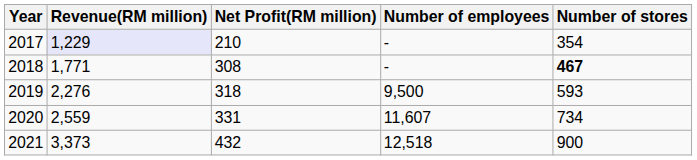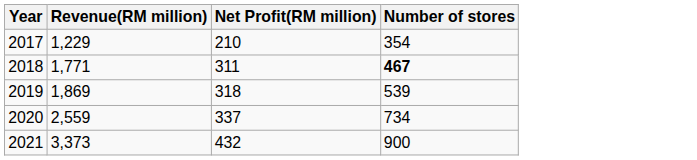- column: (467, 17)
(71, 42) lavender background -> (71, 42) no background
(228, 67) 308 -> (227, 67) 311
(71, 92) 2,276 -> (71, 92) 1,869
(570, 92) 593 -> (397, 92) 539
(228, 117) 331 -> (228, 117) 337
